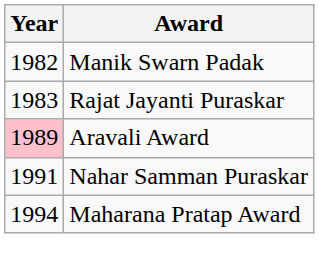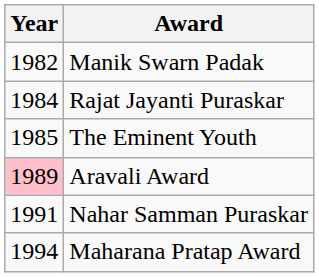(34, 99) 1983 -> (34, 99) 1984
+ row: (163, 137)
